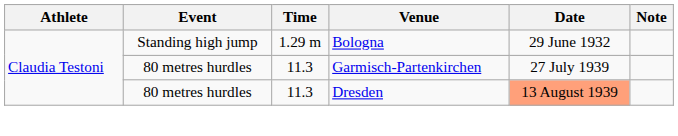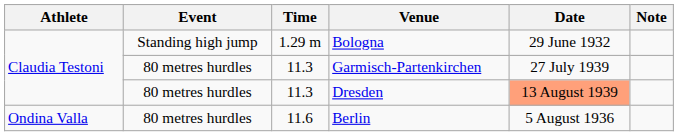+ row: (351, 118)
